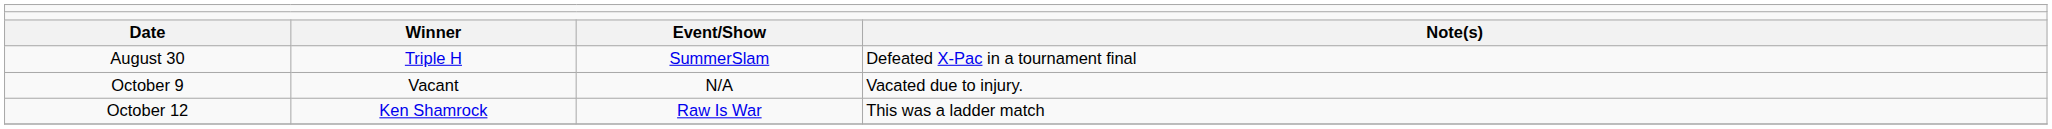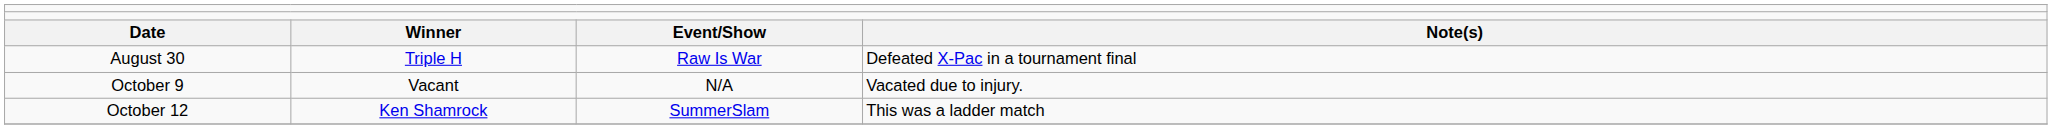(719, 58) SummerSlam -> (719, 58) Raw Is War
(719, 111) Raw Is War -> (719, 111) SummerSlam
